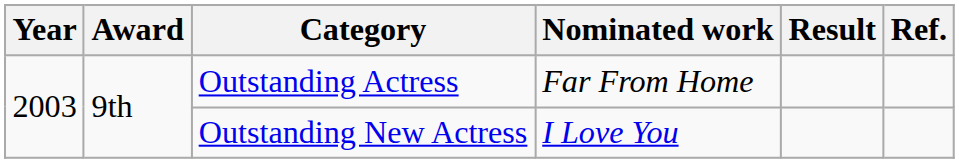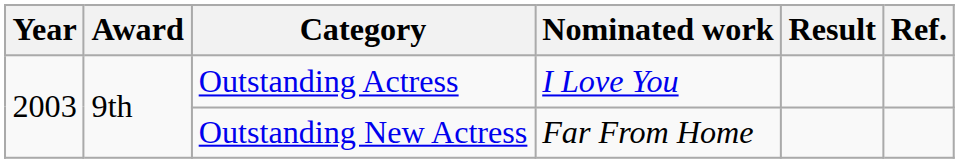(648, 81) Far From Home -> (610, 81) I Love You
(610, 132) I Love You -> (648, 132) Far From Home
